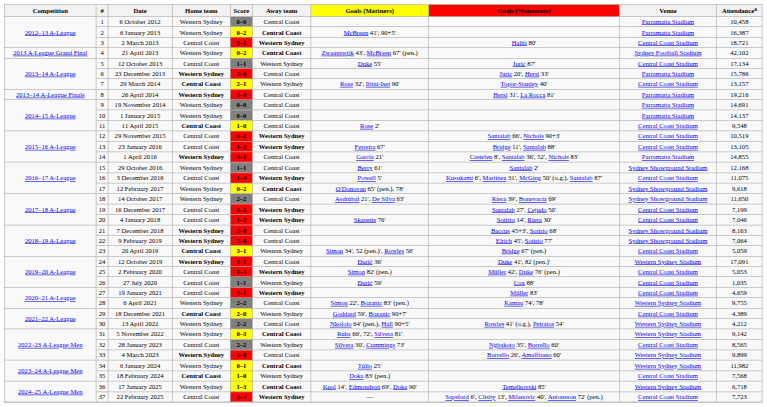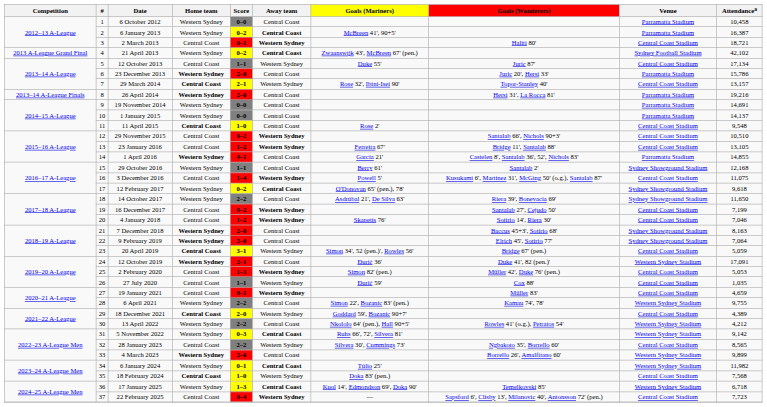(739, 136) 10,519 -> (739, 136) 10,510
